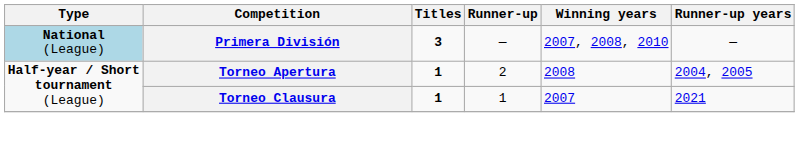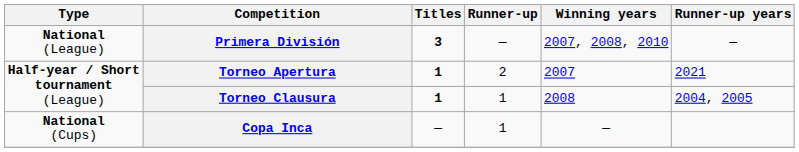(74, 44) lightblue background -> (74, 44) no background
(560, 74) 2008 -> (560, 74) 2007
(714, 74) 2004, 2005 -> (690, 74) 2021
(560, 99) 2007 -> (560, 99) 2008
(690, 99) 2021 -> (714, 99) 2004, 2005
+ row: (277, 130)
